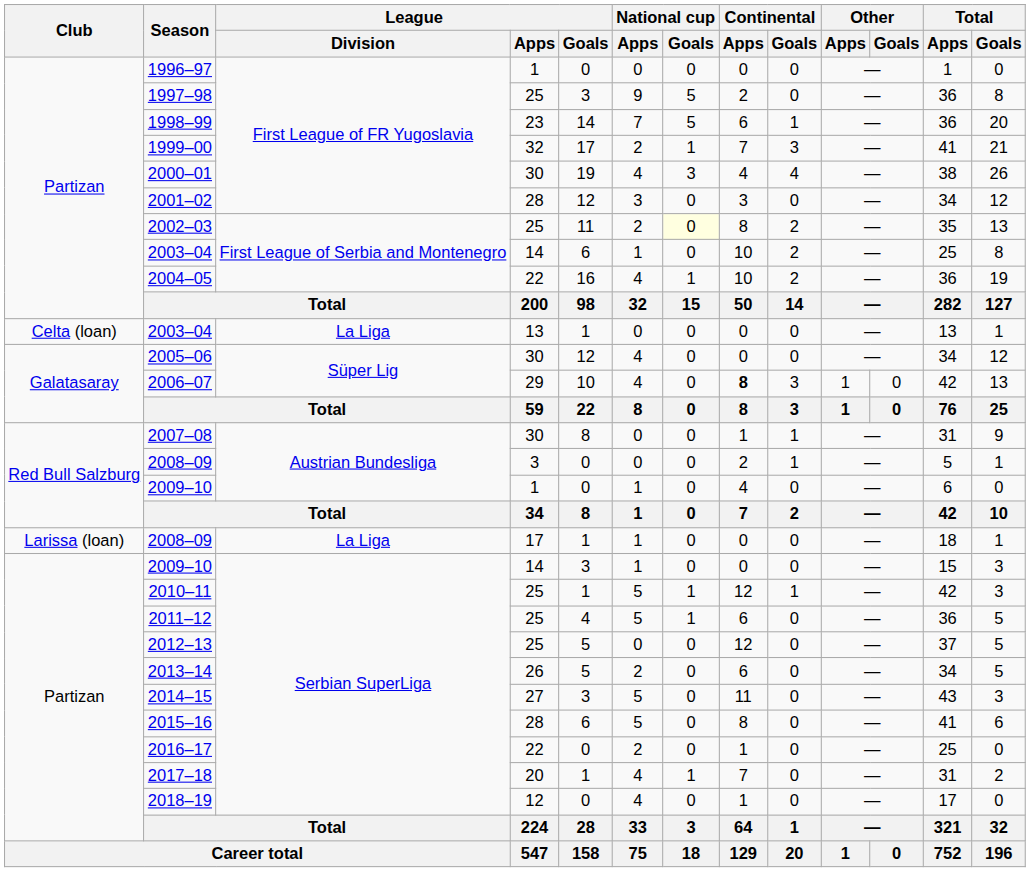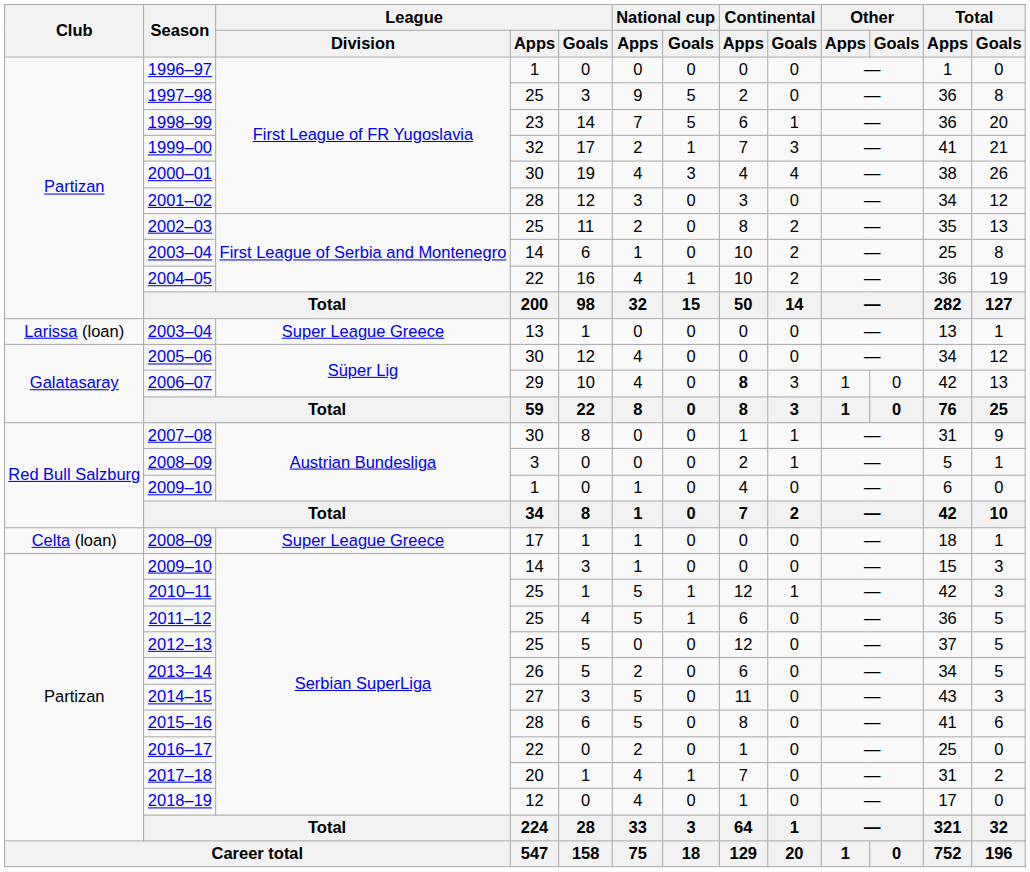(691, 226) lightyellow background -> (691, 226) no background
(74, 331) Celta (loan) -> (74, 331) Larissa (loan)
(363, 331) La Liga -> (363, 331) Super League Greece
(74, 540) Larissa (loan) -> (74, 540) Celta (loan)
(363, 540) La Liga -> (363, 540) Super League Greece
